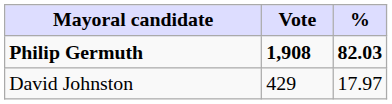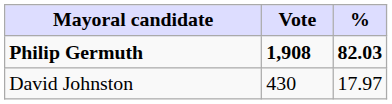(281, 83) 429 -> (281, 83) 430
